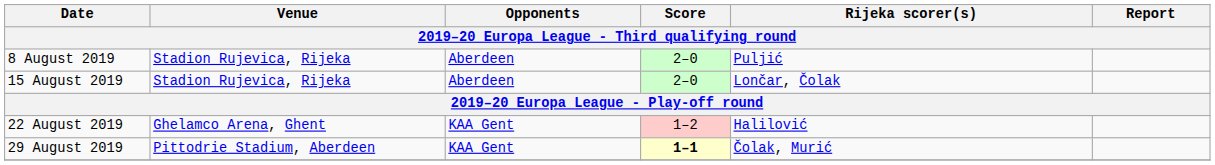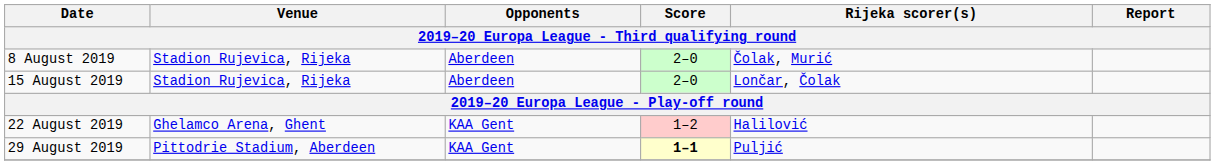(758, 60) Puljić -> (783, 60) Čolak, Murić
(783, 149) Čolak, Murić -> (758, 149) Puljić
